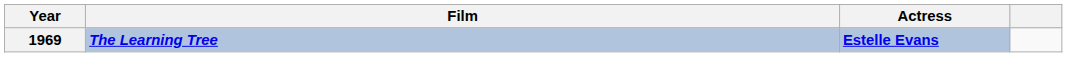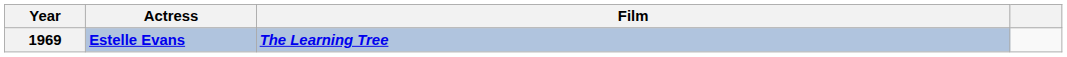columns swapped: (925, 16) <-> (463, 16)
